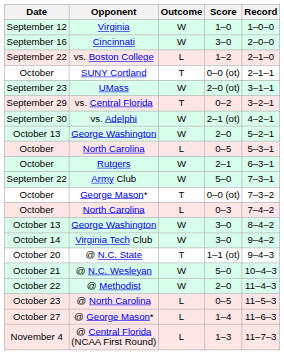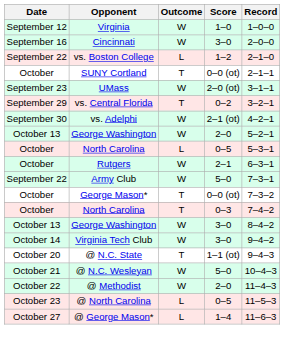(182, 210) L -> (182, 210) T
- row: (114, 337)
